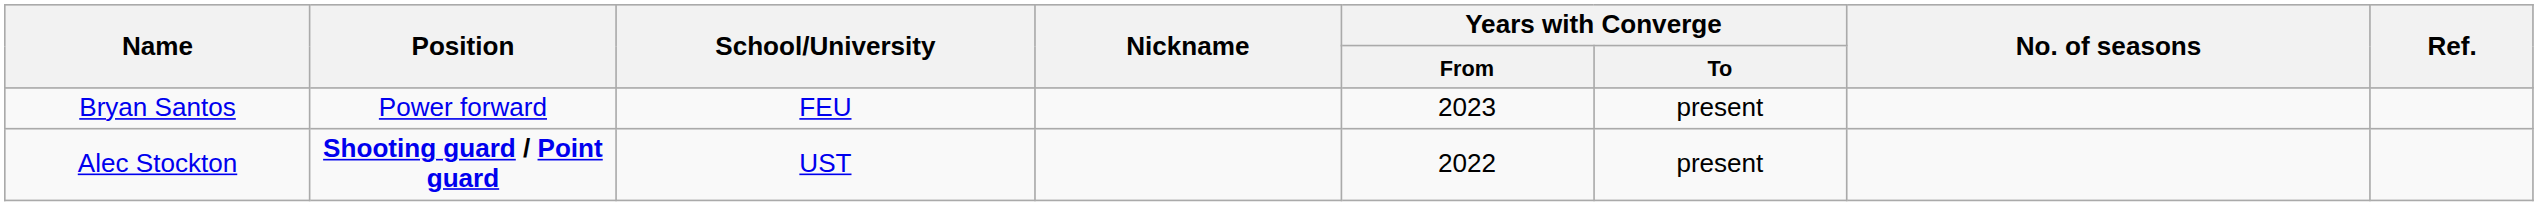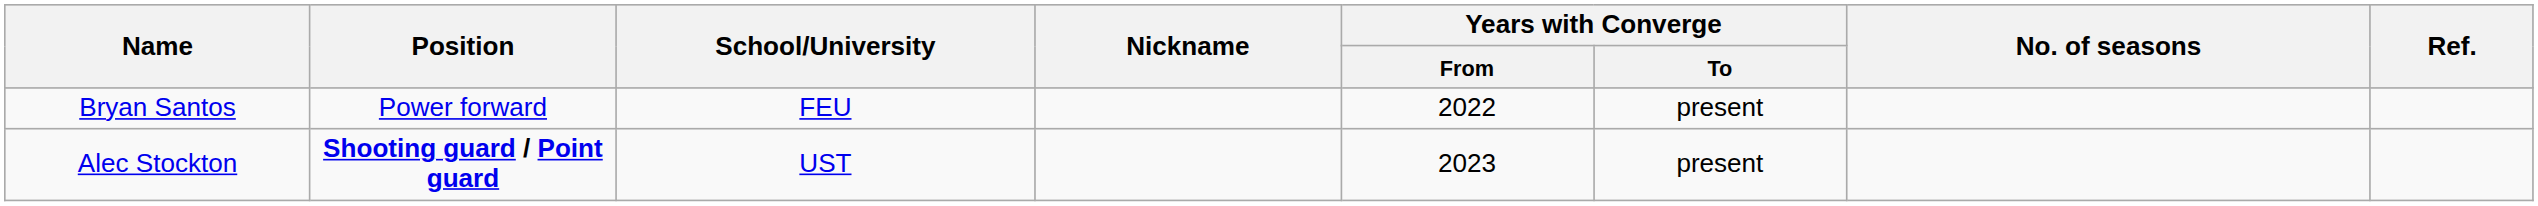(1467, 107) 2023 -> (1467, 107) 2022
(1467, 163) 2022 -> (1467, 163) 2023
